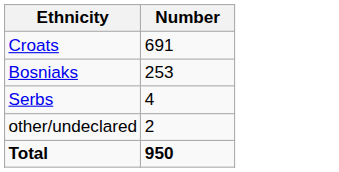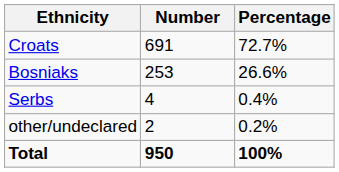+ column: (285, 18)
